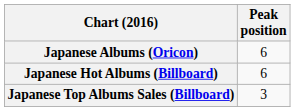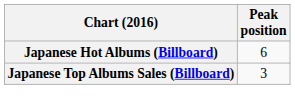- row: (121, 52)
